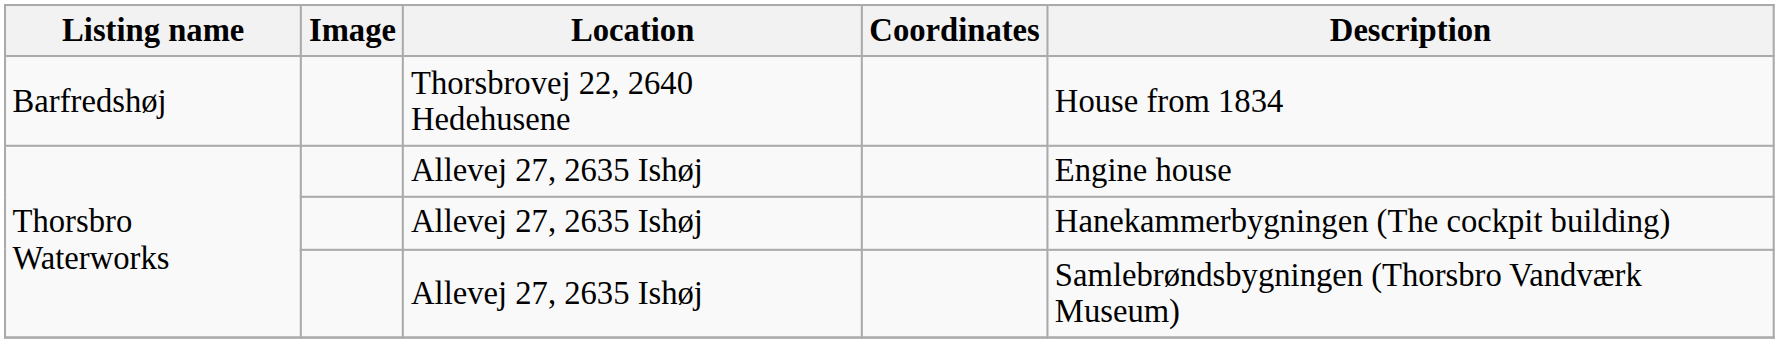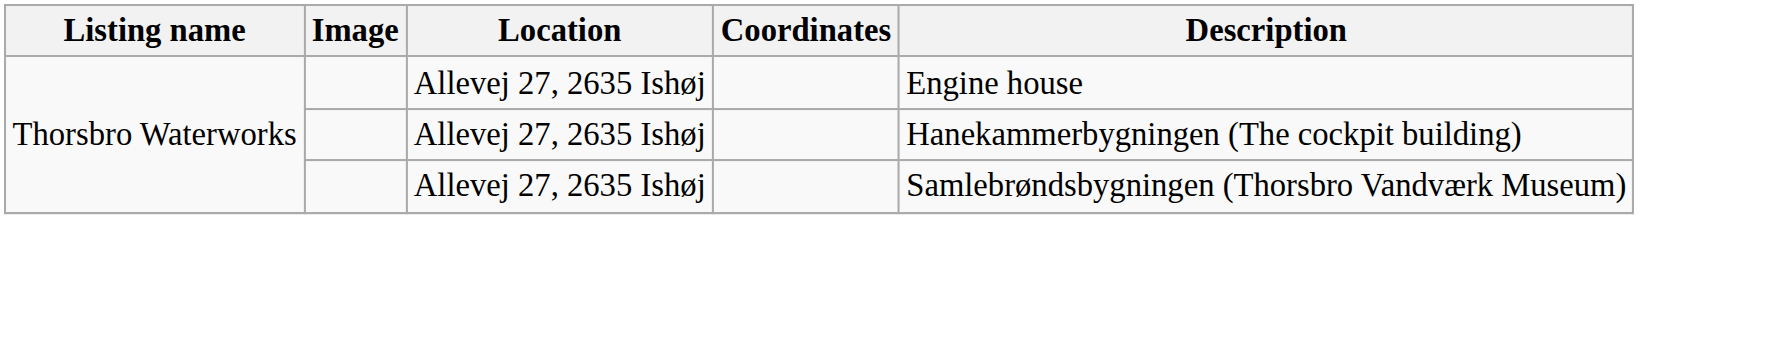- row: (90, 100)
